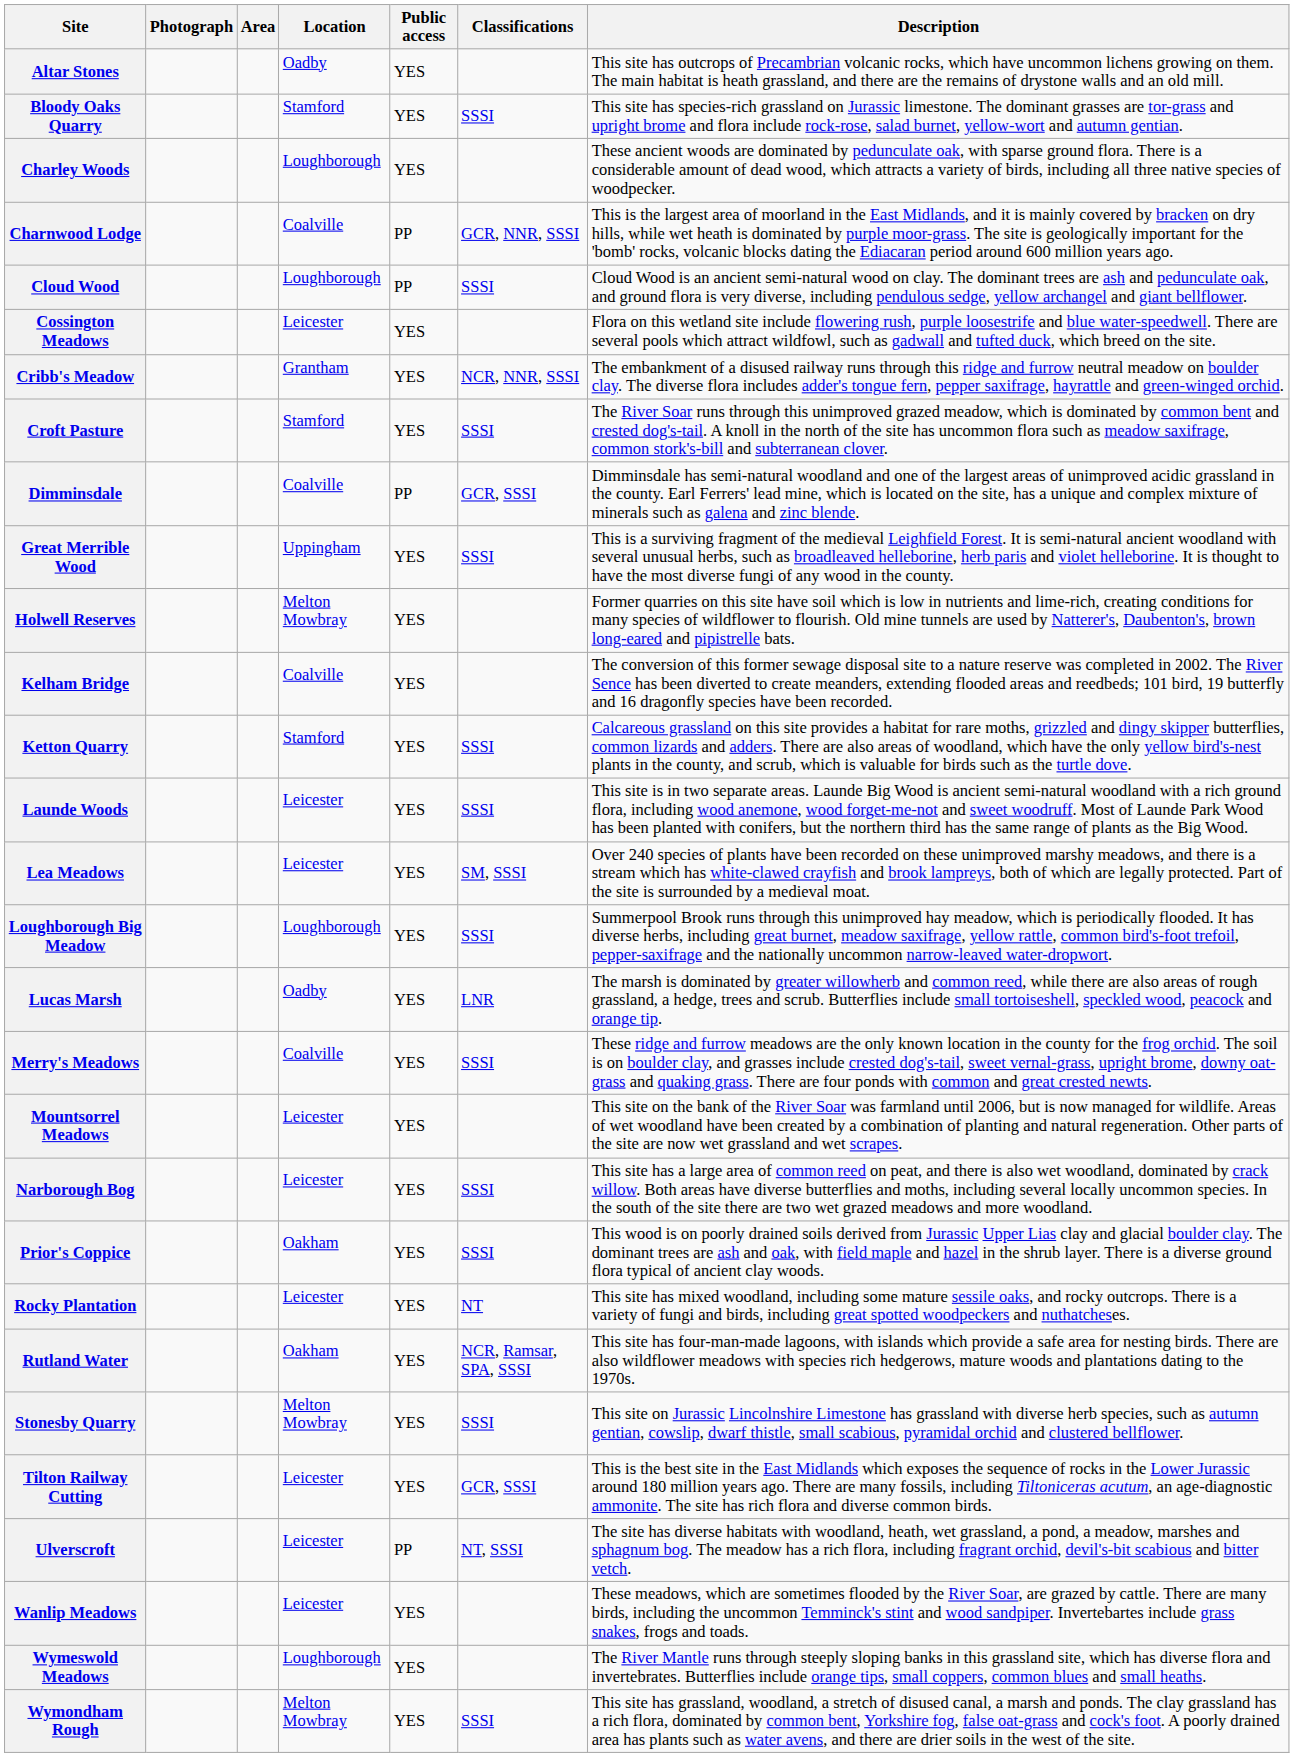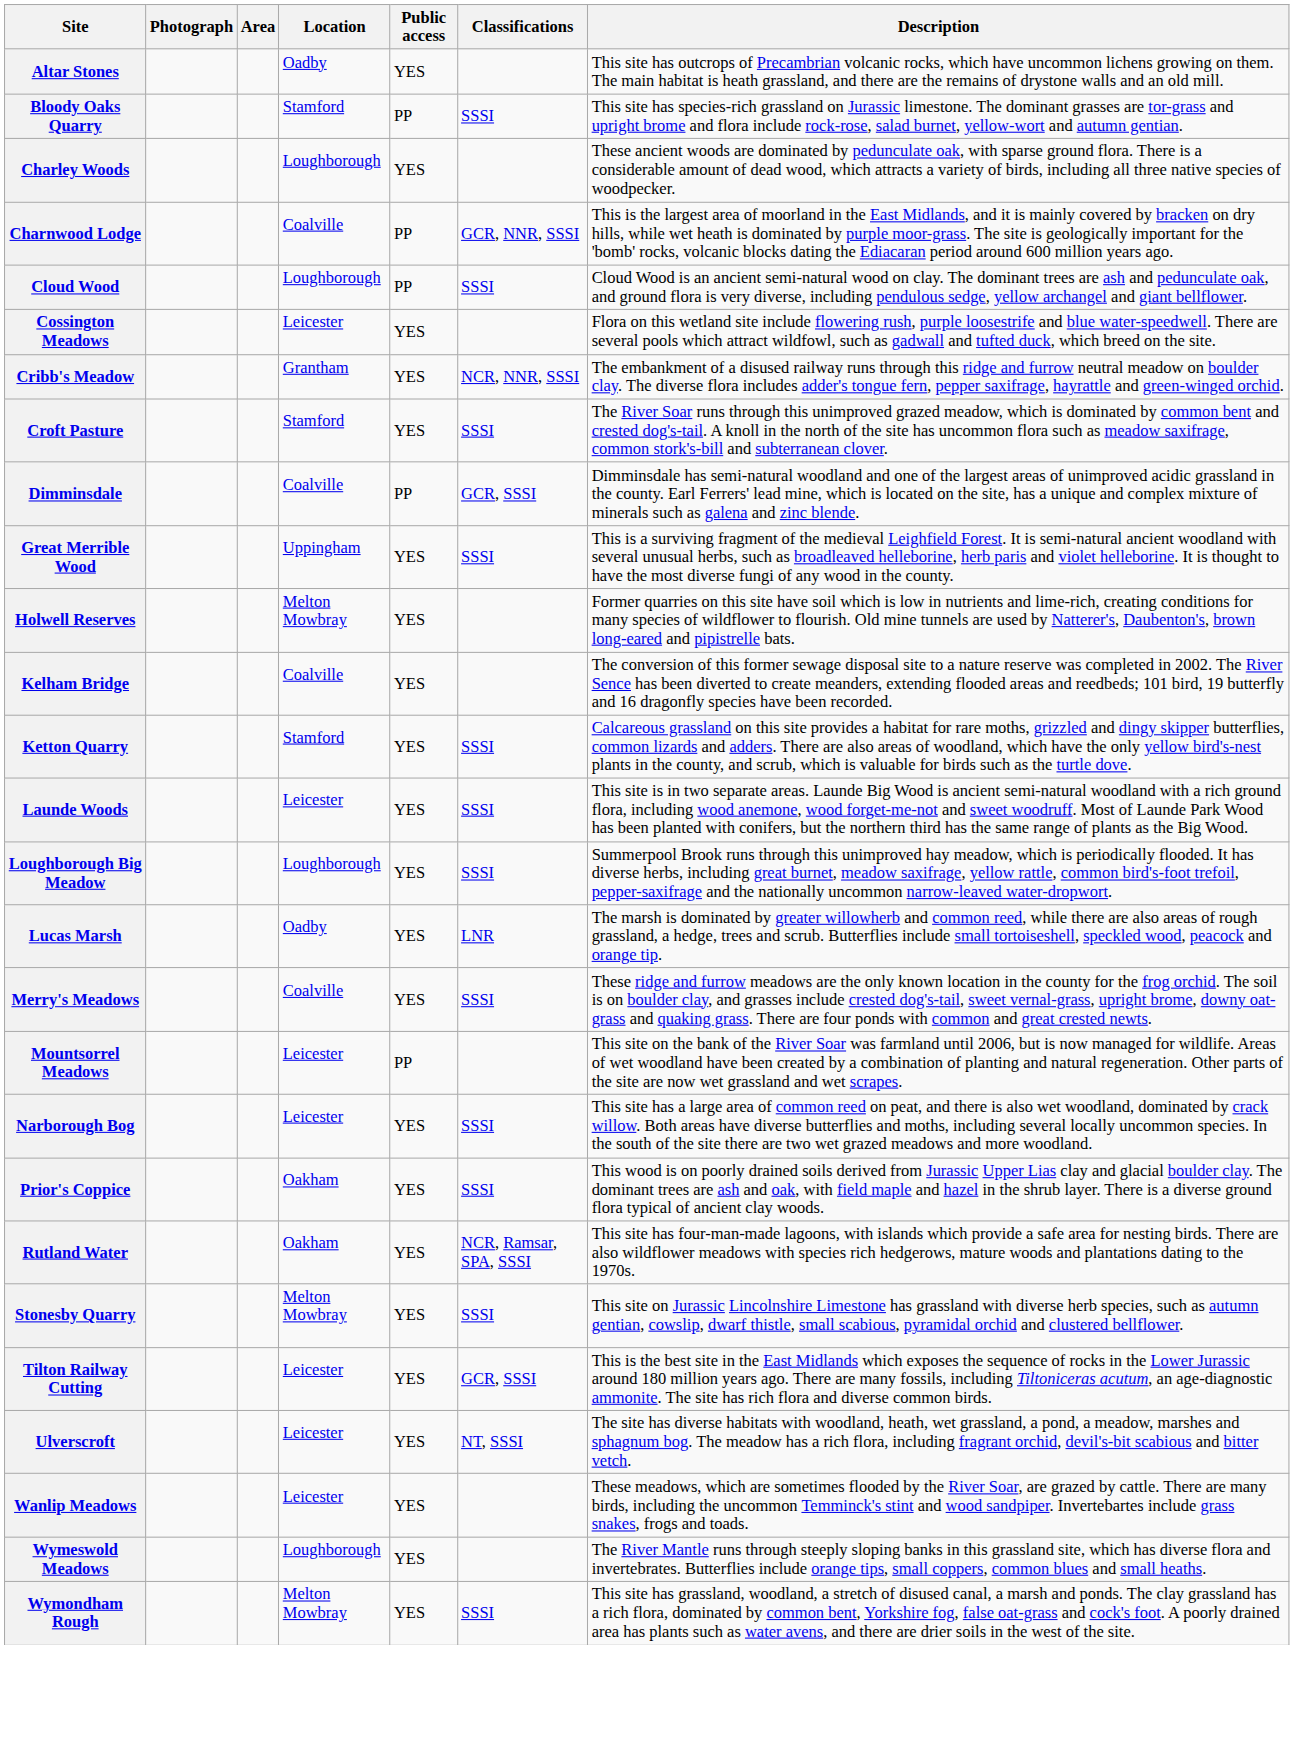(409, 116) YES -> (403, 116) PP
- row: (75, 873)
(409, 1125) YES -> (403, 1062) PP
- row: (75, 1306)
(403, 1549) PP -> (409, 1442) YES
